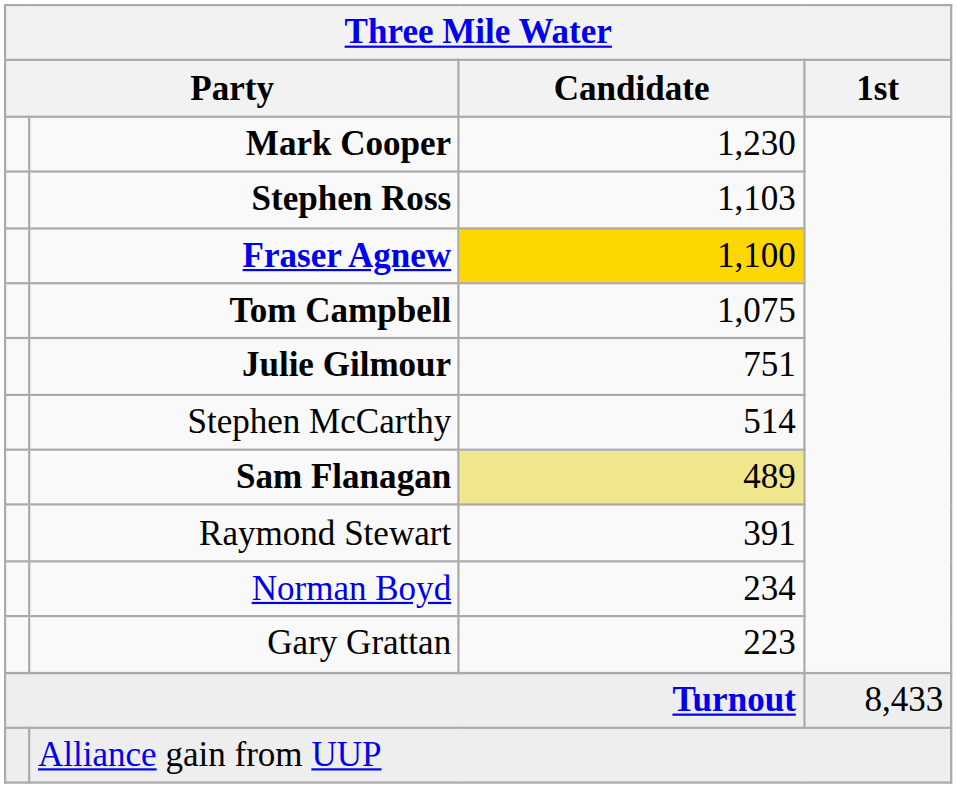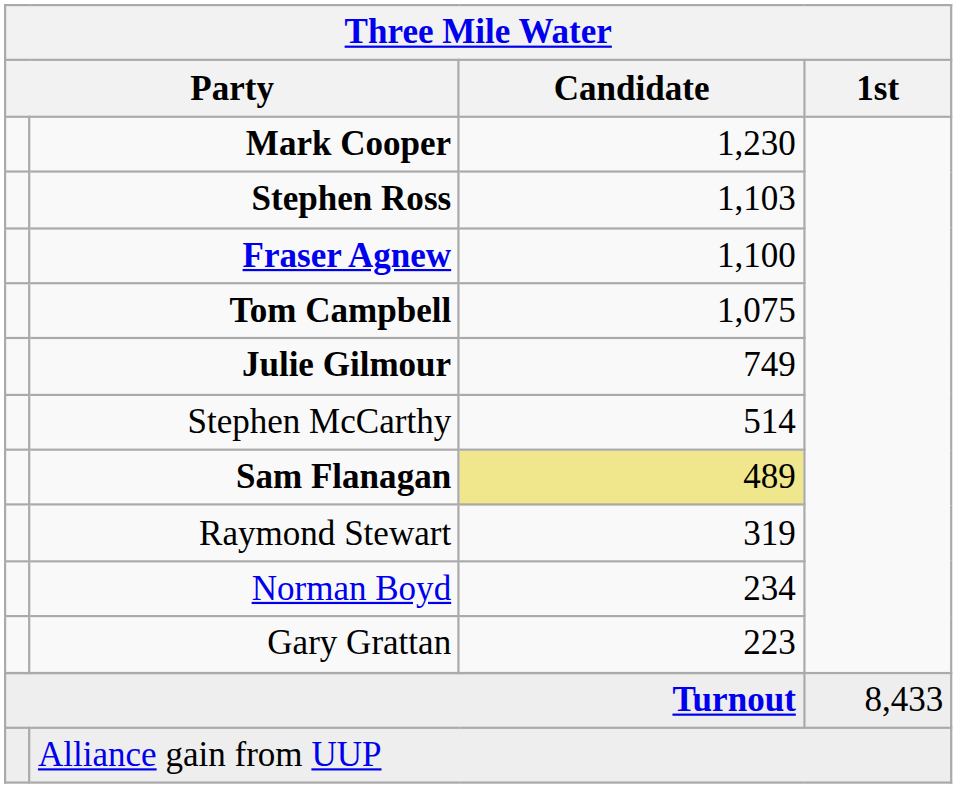(756, 254) gold background -> (756, 254) no background
(770, 365) 751 -> (770, 365) 749
(770, 532) 391 -> (770, 532) 319
